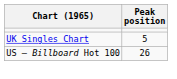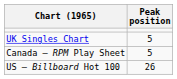+ row: (66, 53)
